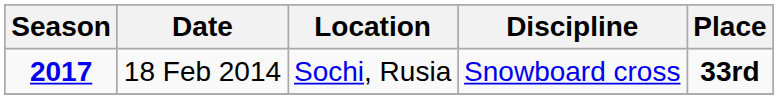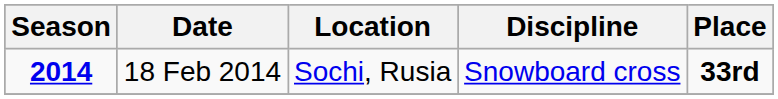(61, 71) 2017 -> (61, 71) 2014
